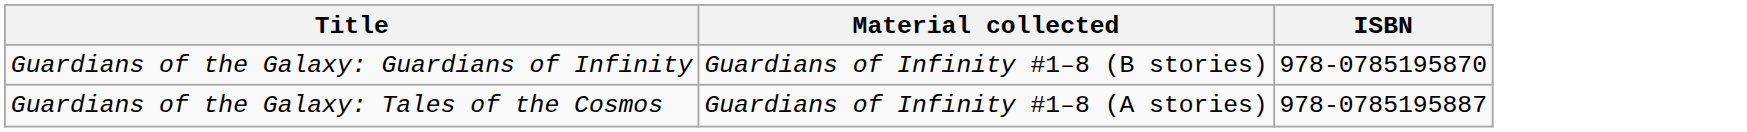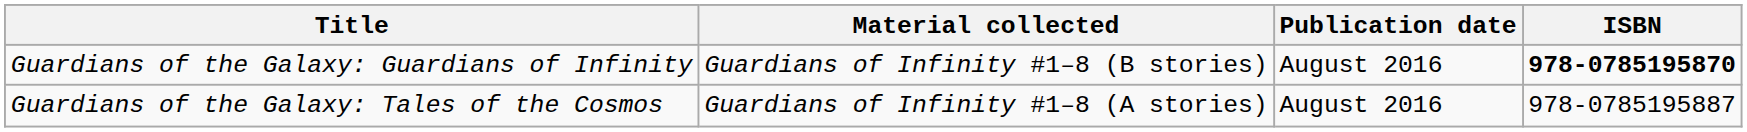+ column: (1398, 25)
(1383, 65) normal -> (1632, 65) bold
